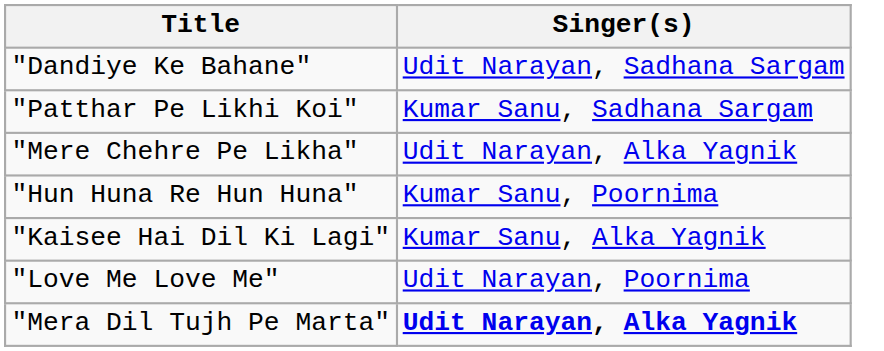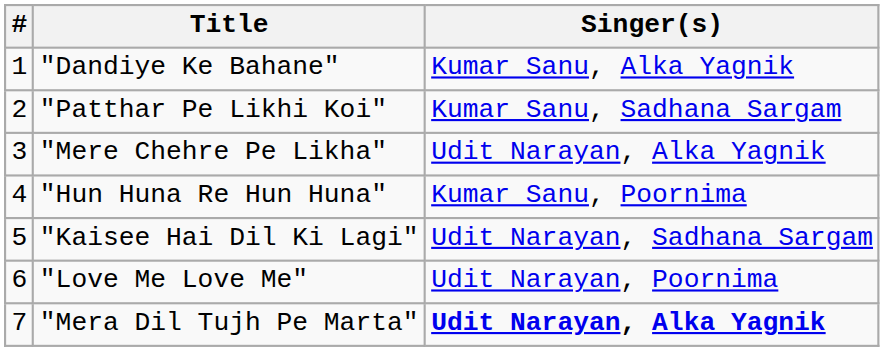+ column: (19, 27)
(624, 69) Udit Narayan, Sadhana Sargam -> (613, 69) Kumar Sanu, Alka Yagnik
(584, 239) Kumar Sanu, Alka Yagnik -> (652, 239) Udit Narayan, Sadhana Sargam
